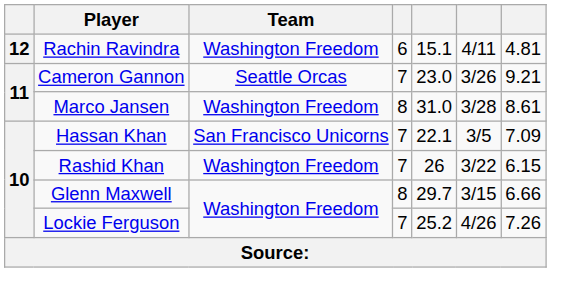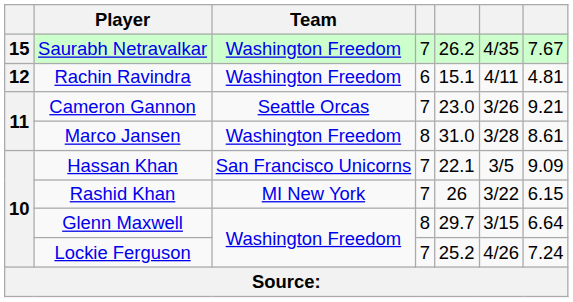+ row: (123, 49)
(523, 136) 7.09 -> (546, 165) 9.09
(291, 165) Washington Freedom -> (313, 194) MI New York
(523, 194) 6.66 -> (546, 223) 6.64
(523, 223) 7.26 -> (546, 253) 7.24
